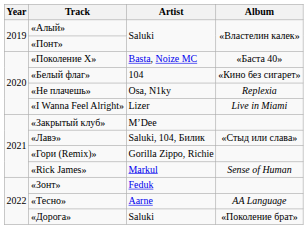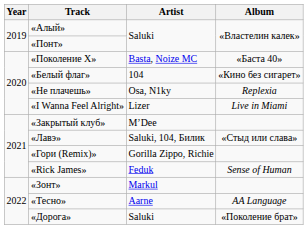(143, 169) Markul -> (141, 169) Feduk
(141, 185) Feduk -> (143, 185) Markul
